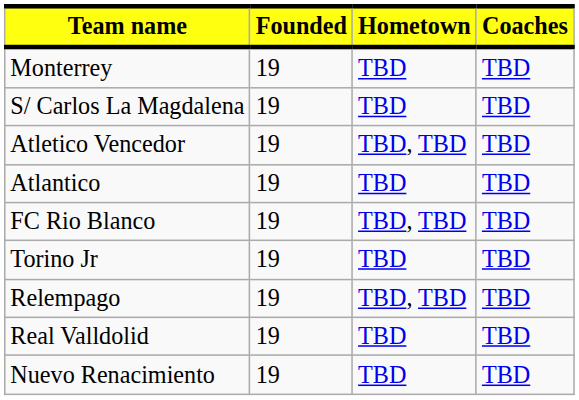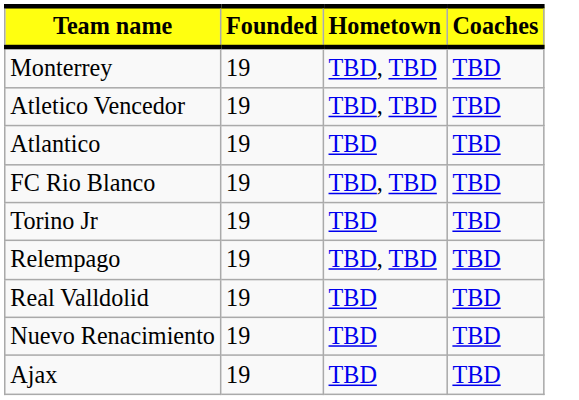(382, 68) TBD -> (383, 68) TBD, TBD
- row: (127, 106)
+ row: (34, 374)
